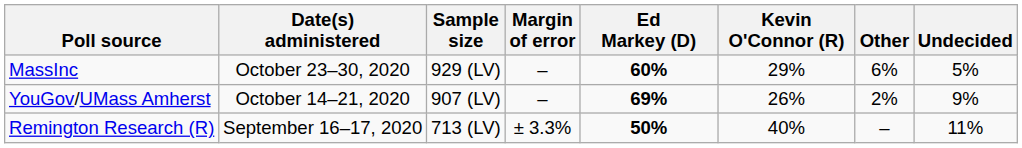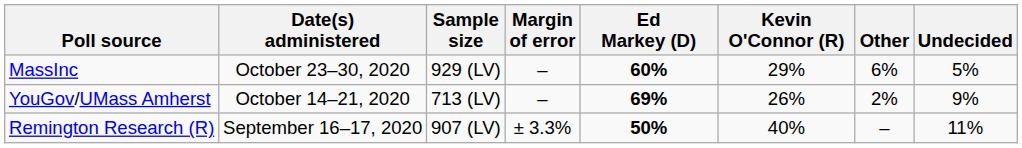(466, 99) 907 (LV) -> (466, 99) 713 (LV)
(466, 128) 713 (LV) -> (466, 128) 907 (LV)
